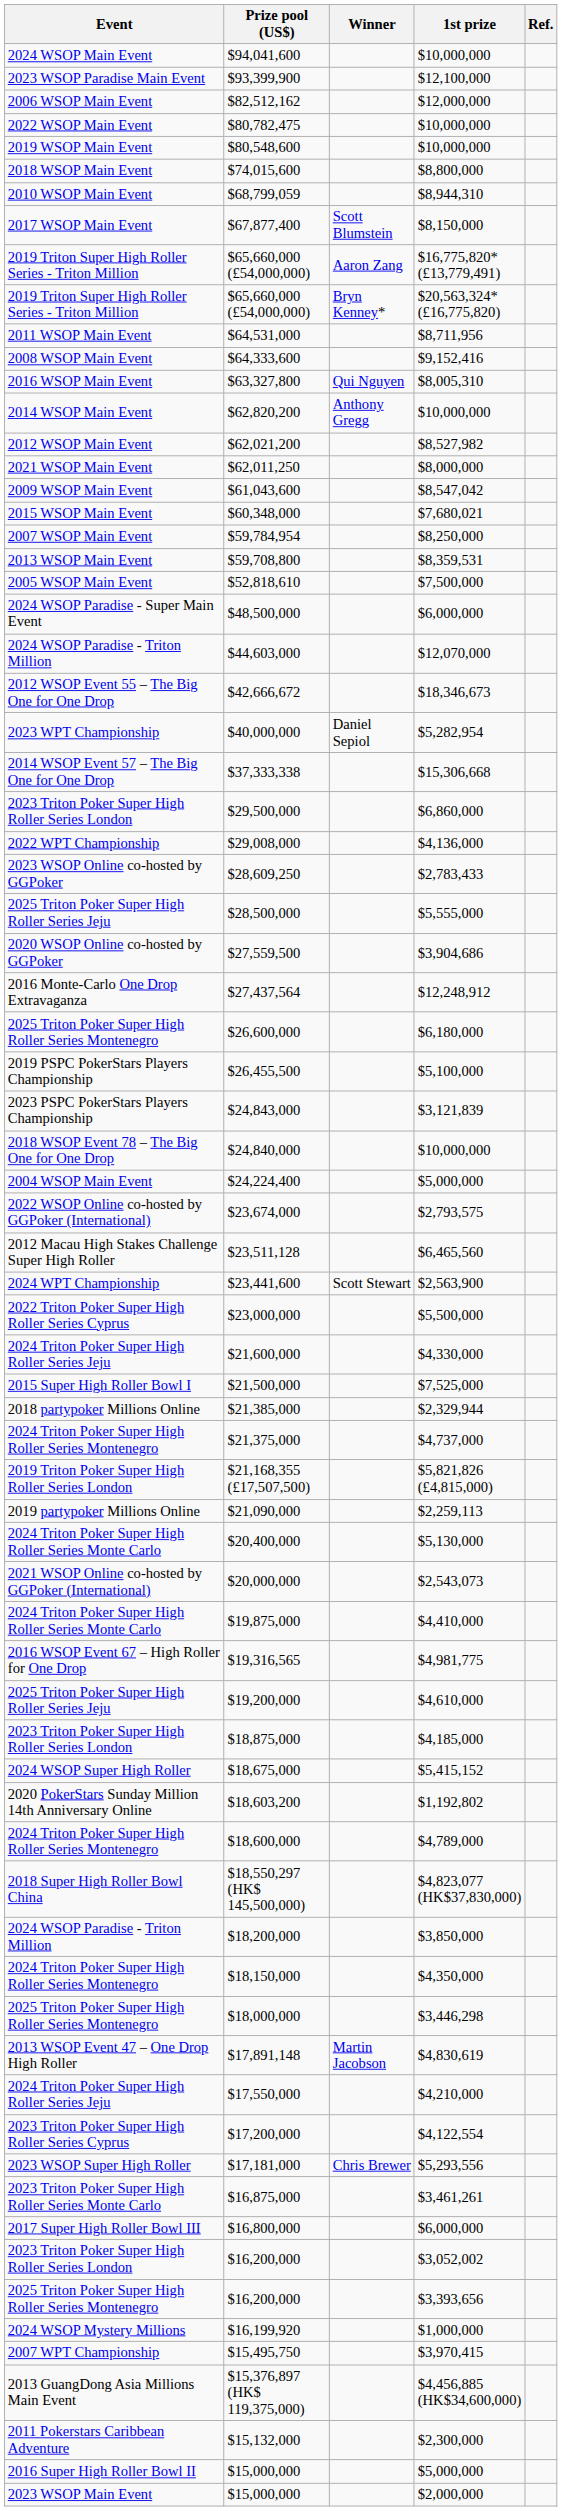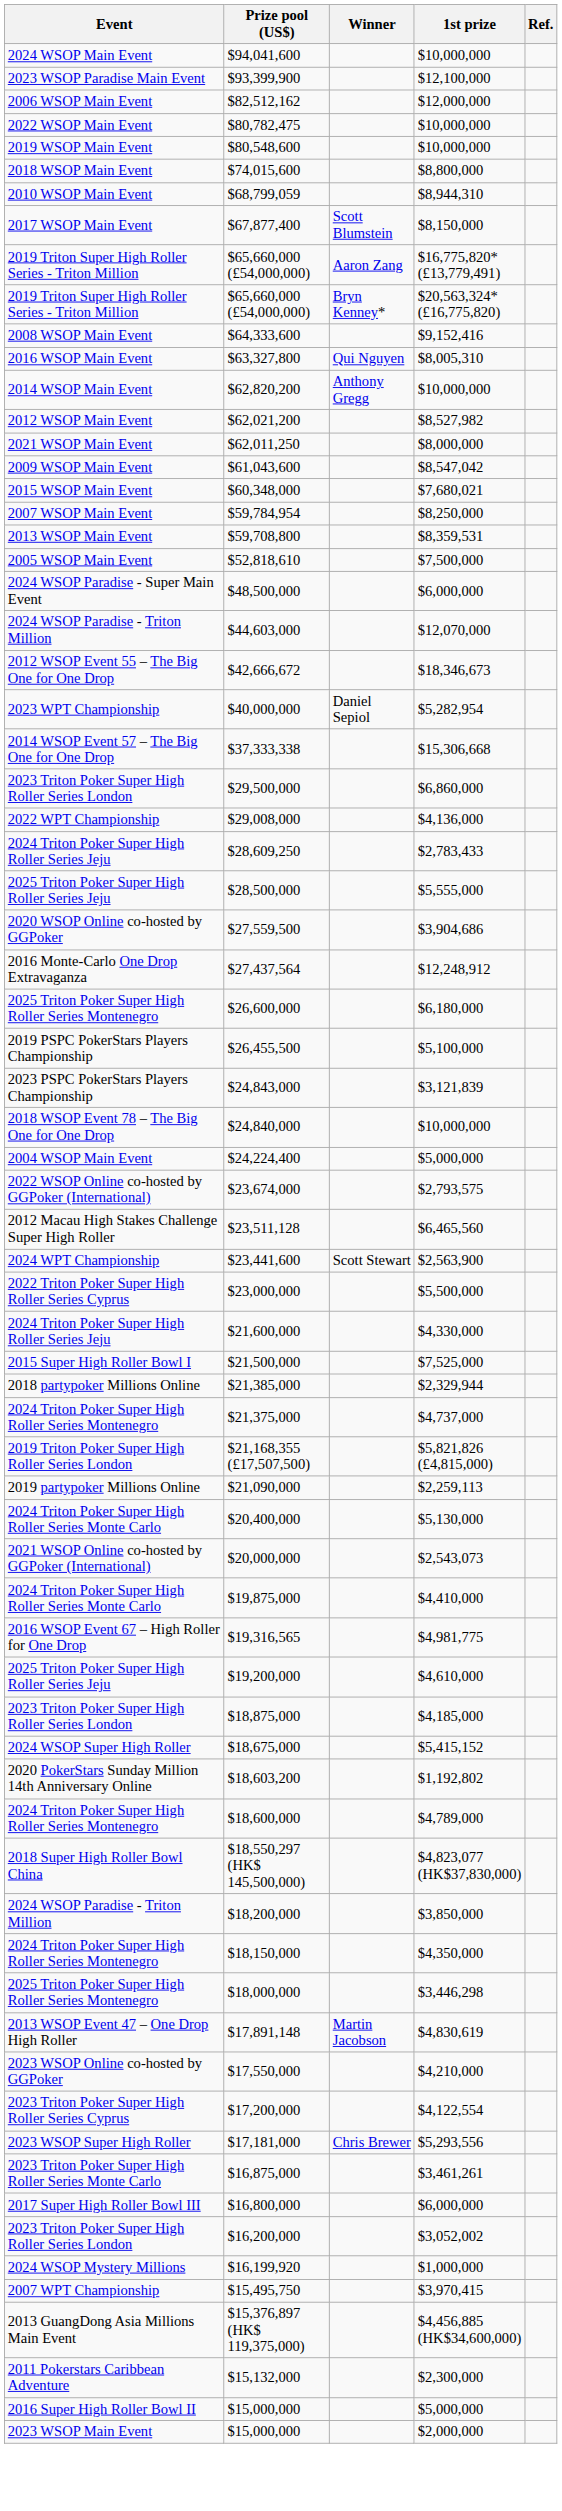- row: (264, 335)
(105, 874) 2023 WSOP Online co-hosted by GGPoker -> (96, 850) 2024 Triton Poker Super High Roller Series Jeju
(96, 2094) 2024 Triton Poker Super High Roller Series Jeju -> (105, 2071) 2023 WSOP Online co-hosted by GGPoker
- row: (264, 2298)
